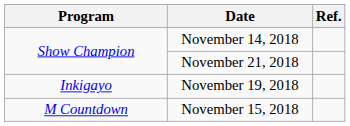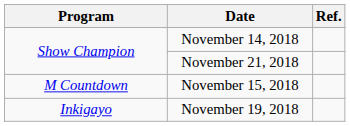rows swapped: (240, 109) <-> (240, 86)
